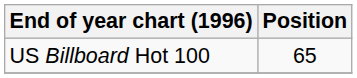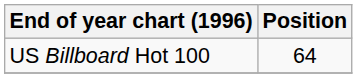(305, 55) 65 -> (305, 55) 64
